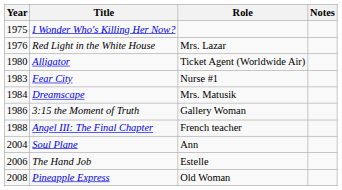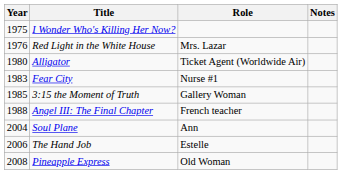- row: (58, 95)
(17, 111) 1986 -> (17, 95) 1985
